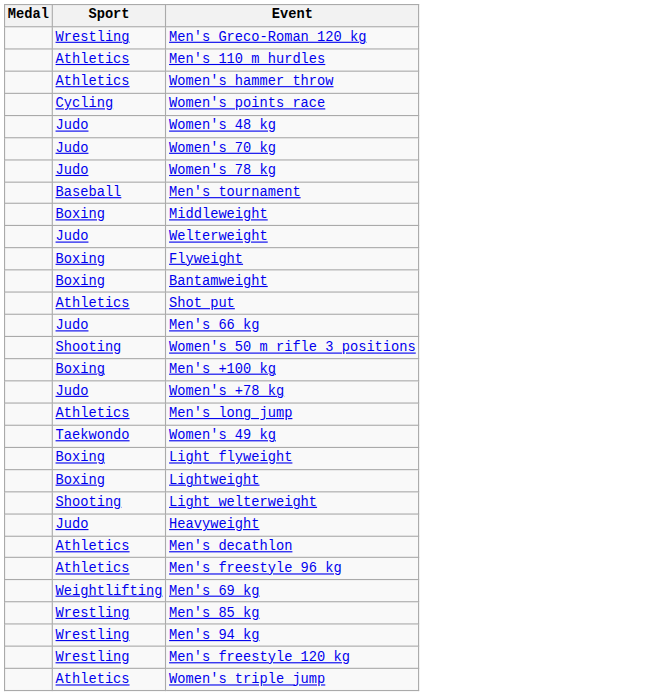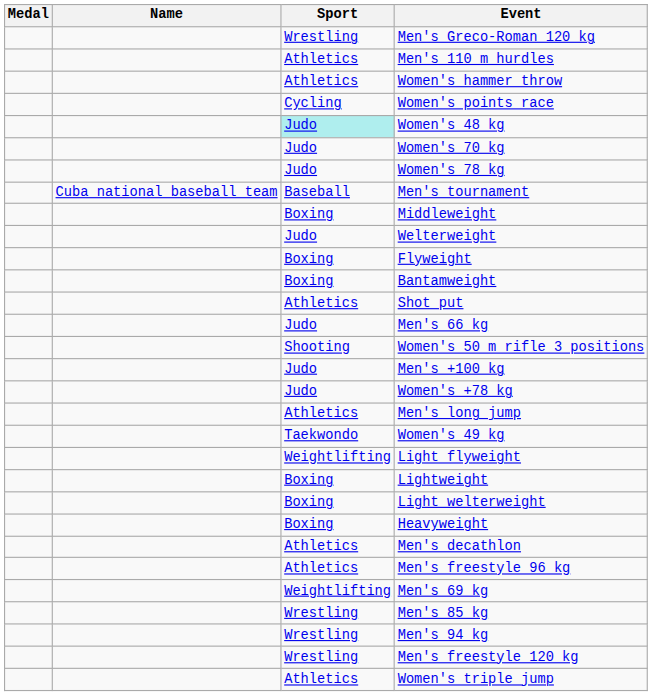+ column: (167, 16)
(72, 127) no background -> (301, 127) paleturquoise background
(80, 370) Boxing -> (301, 370) Judo
(80, 459) Boxing -> (338, 459) Weightlifting
(88, 503) Shooting -> (309, 503) Boxing
(72, 525) Judo -> (309, 525) Boxing
